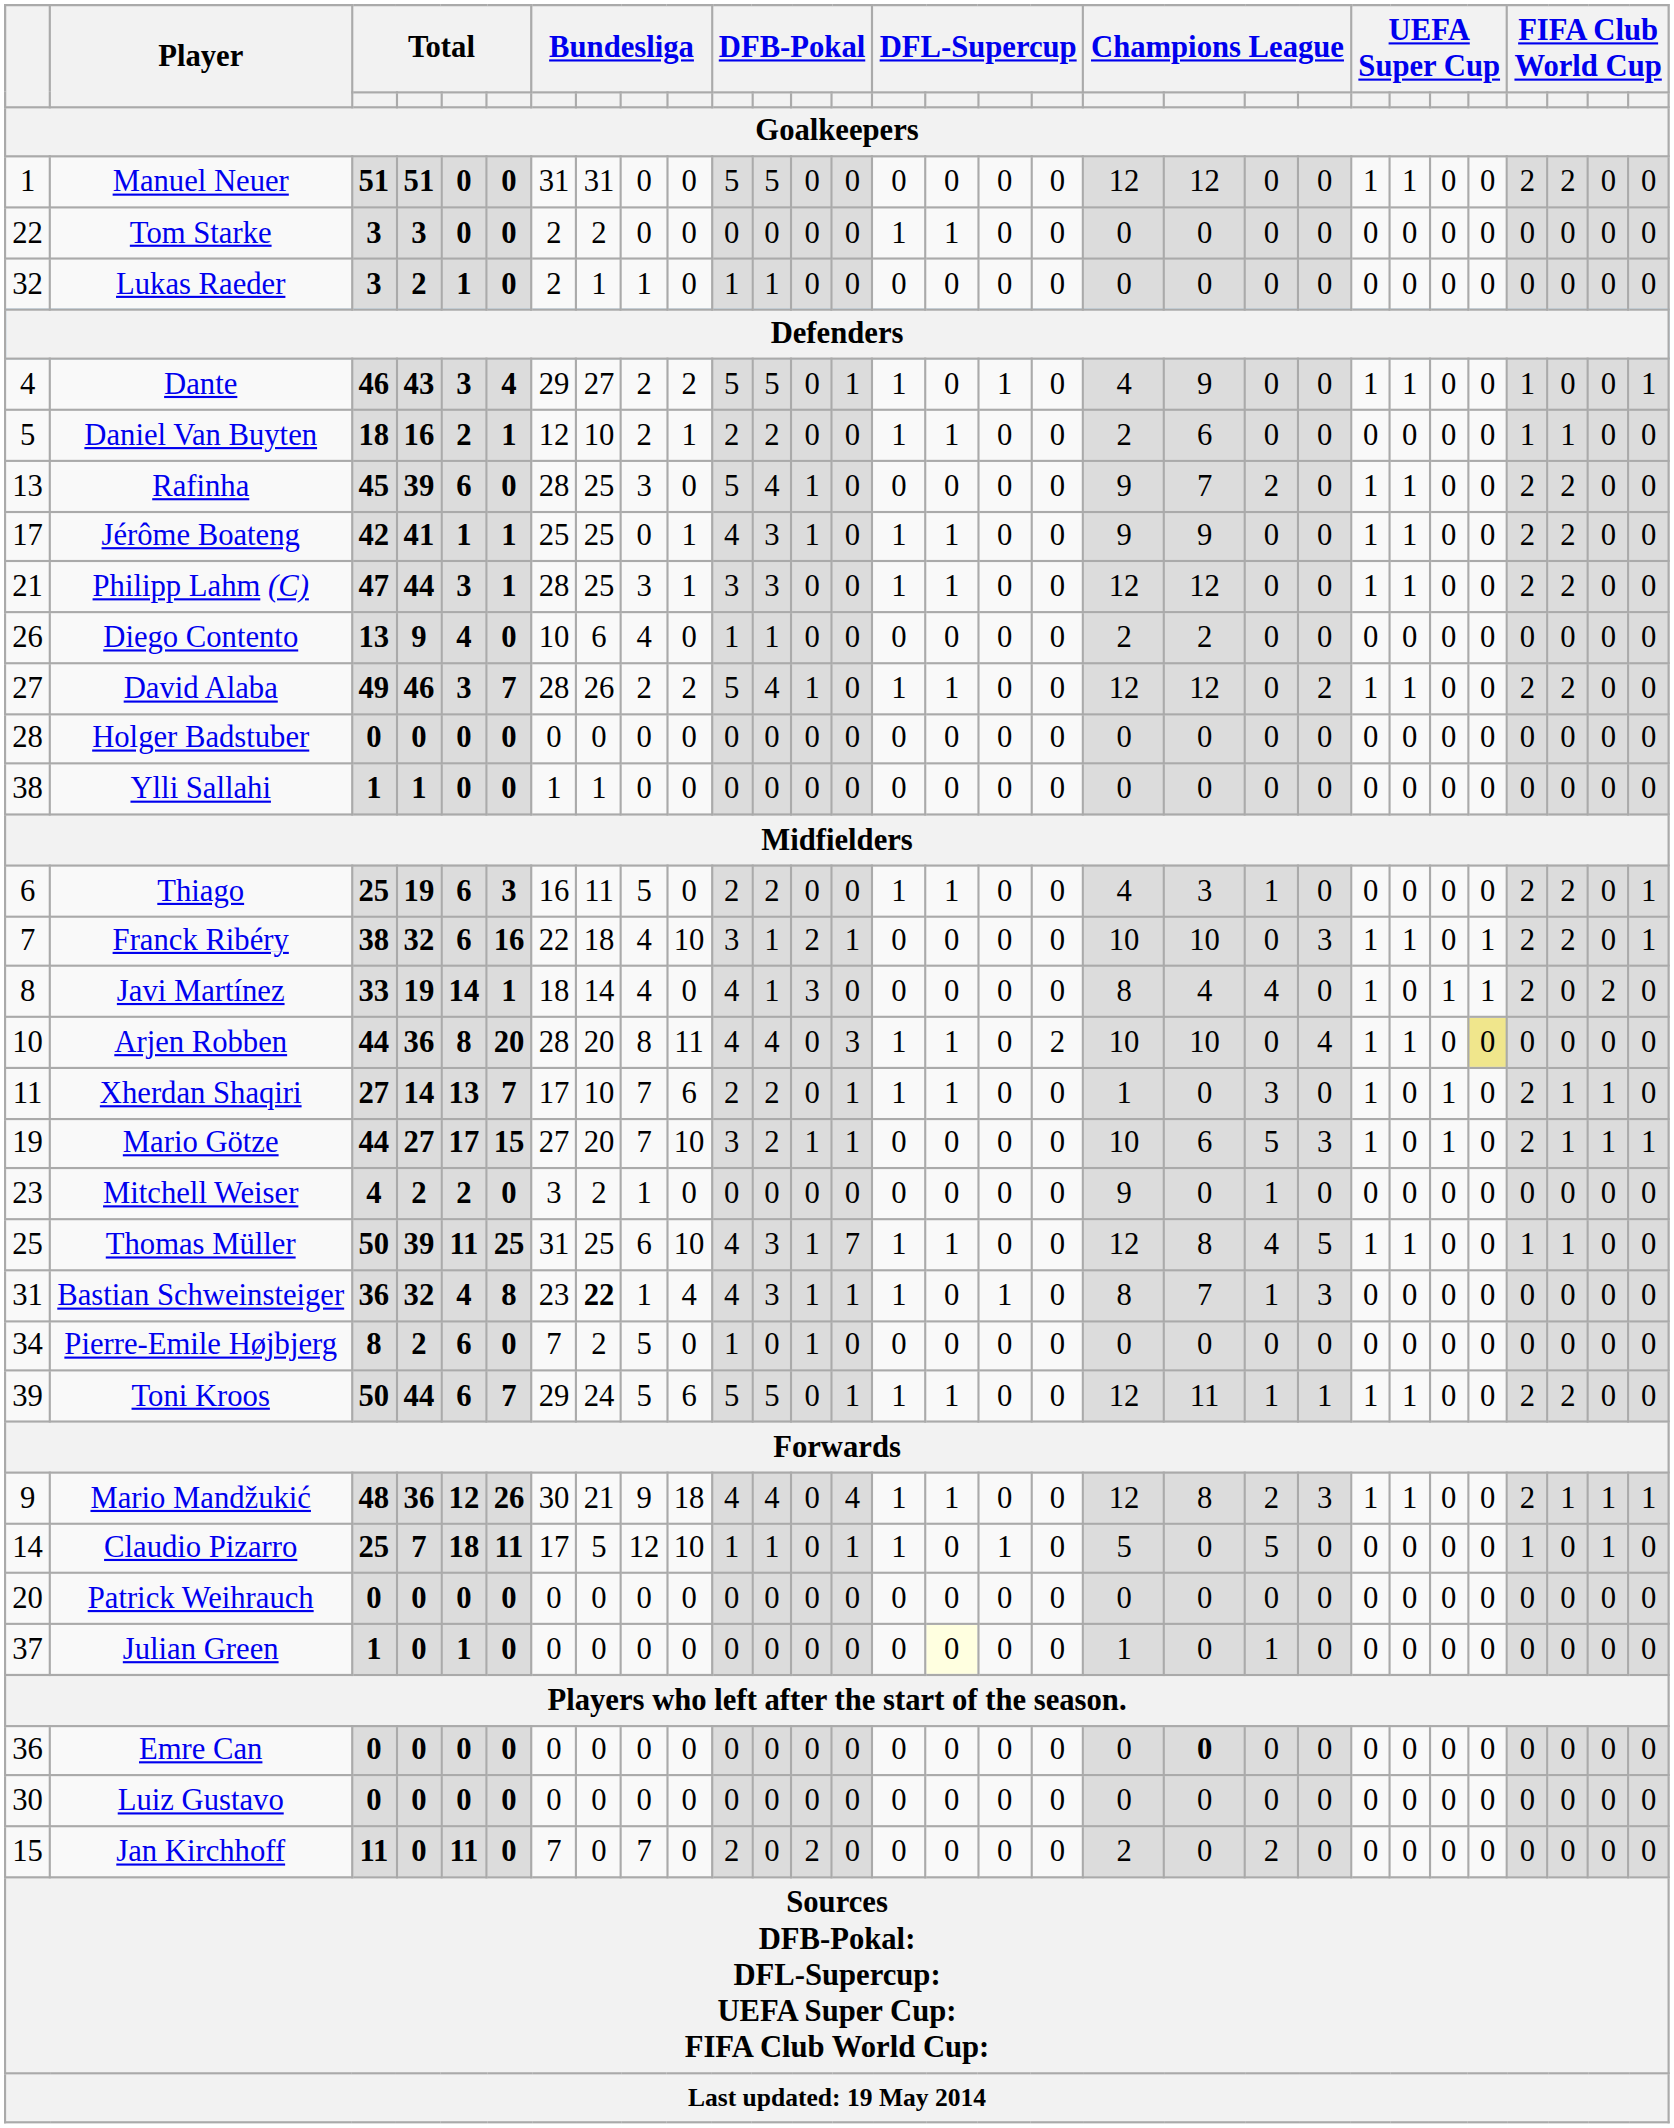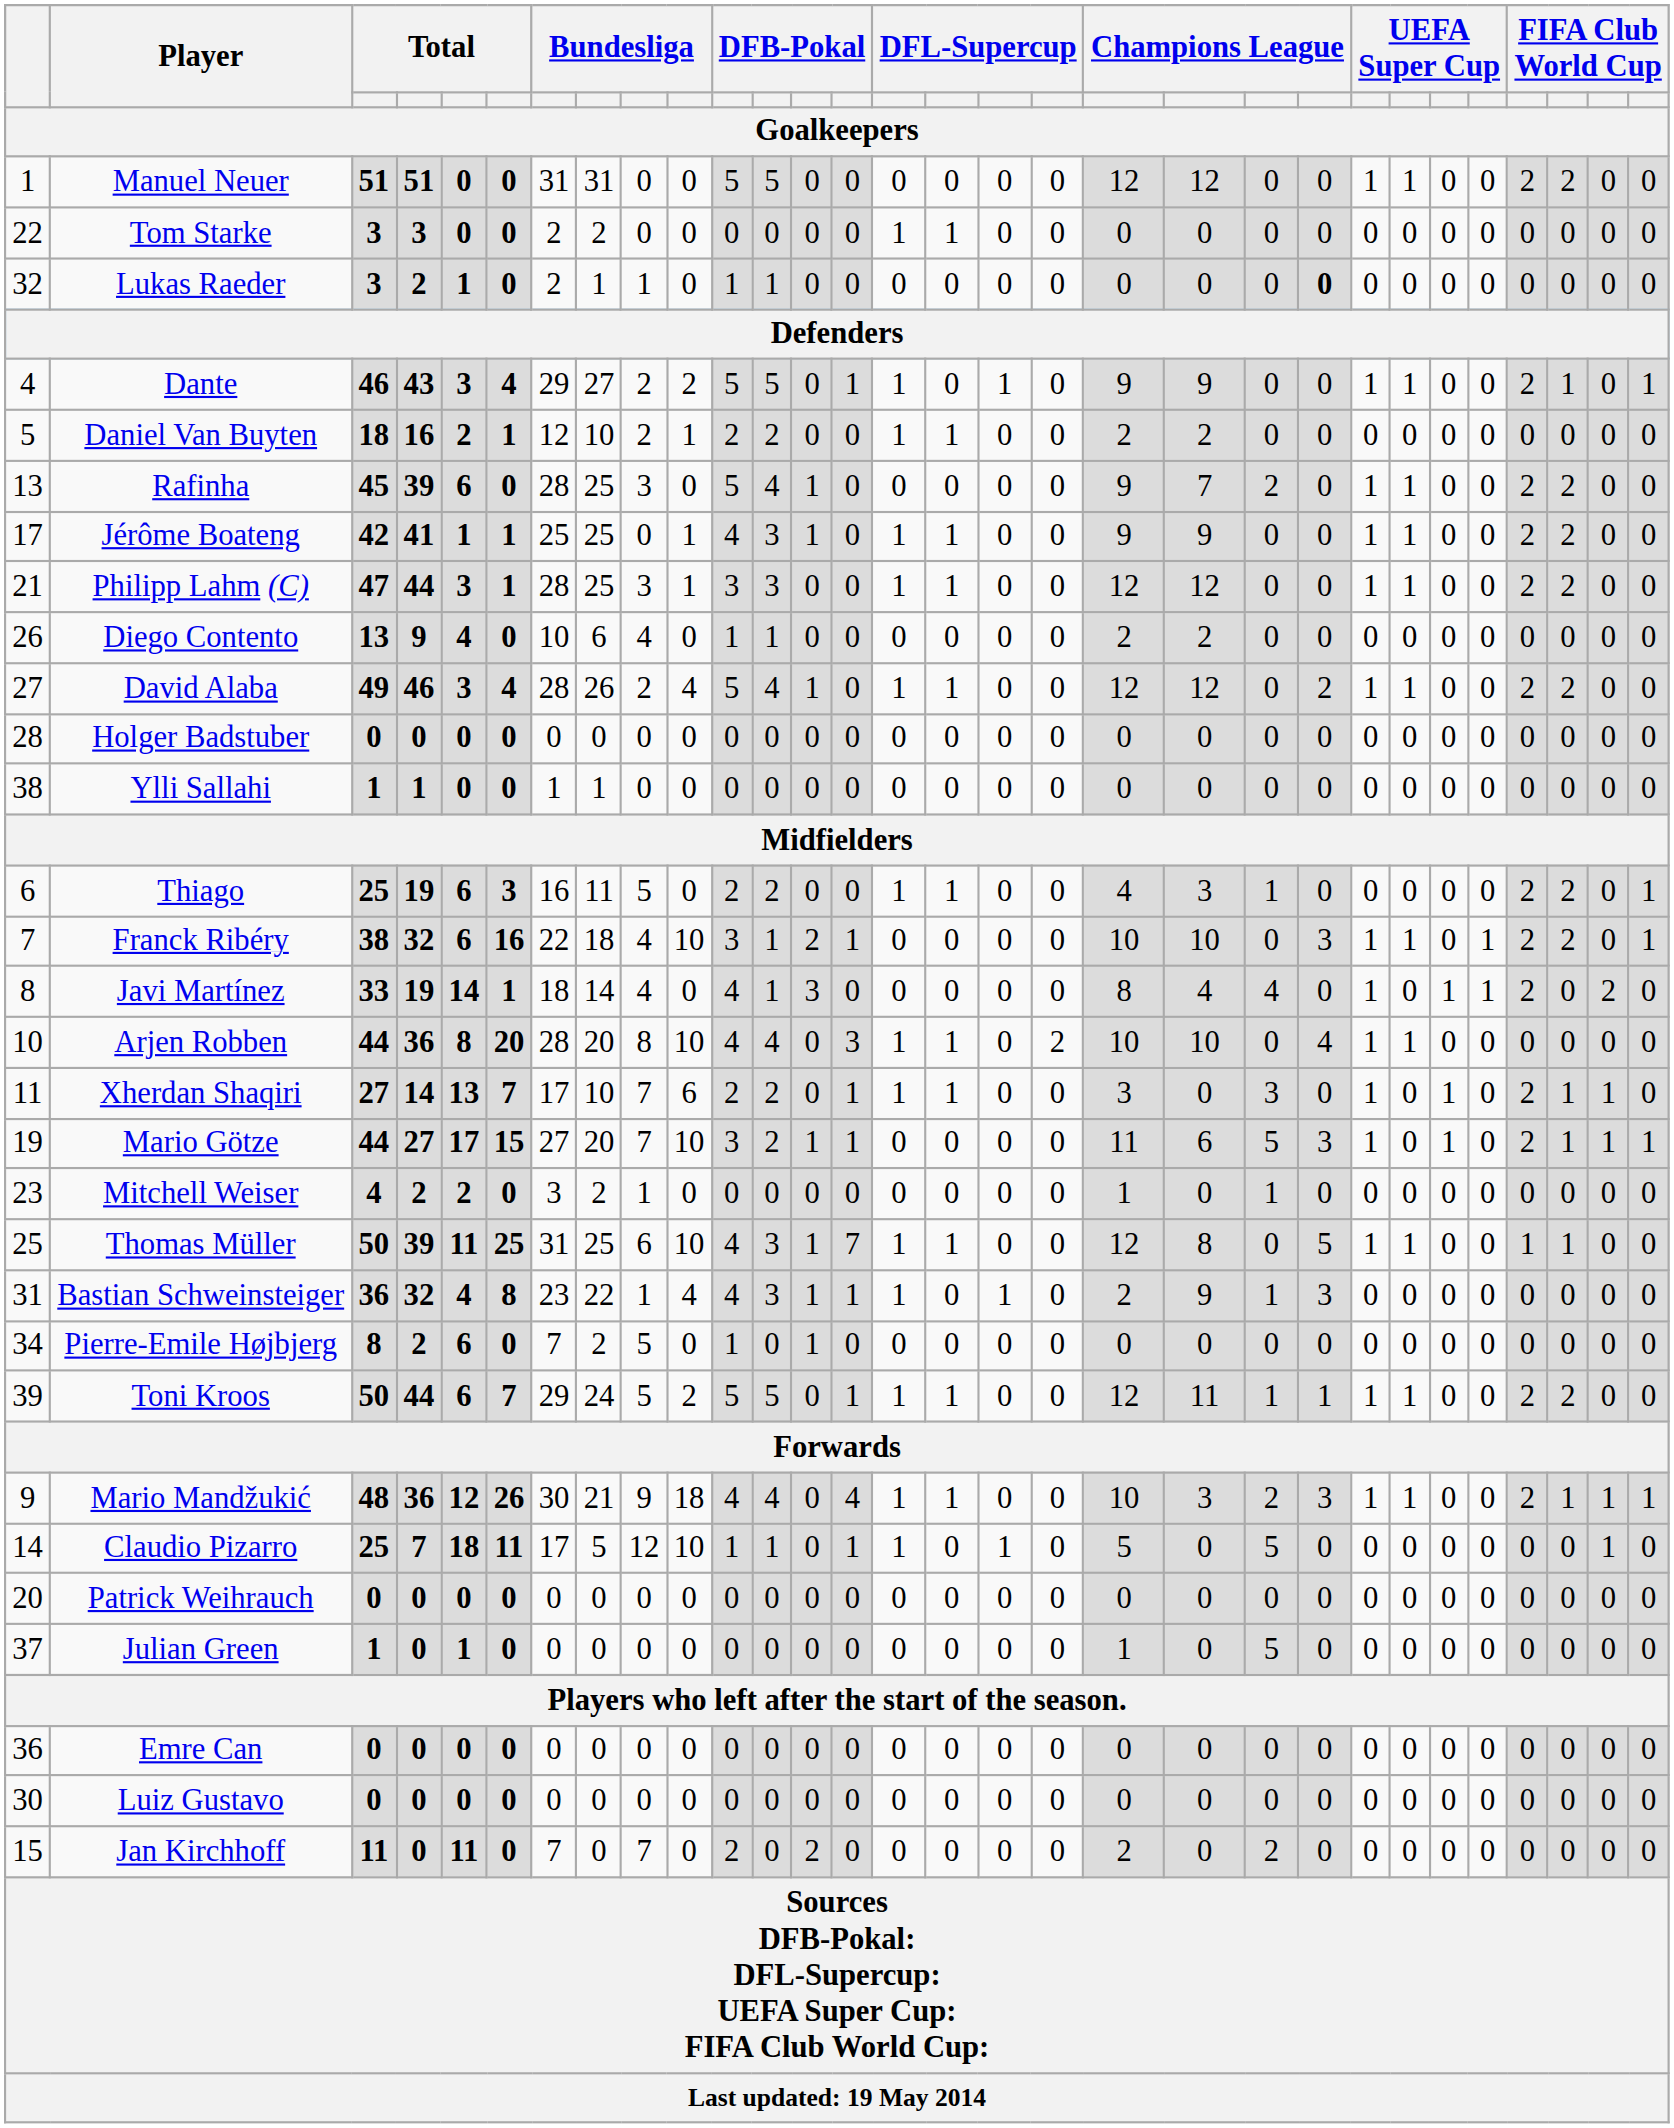(1325, 283) normal -> (1325, 283) bold
(1124, 384) 4 -> (1124, 384) 9
(1527, 384) 1 -> (1527, 384) 2
(1568, 384) 0 -> (1568, 384) 1
(1205, 434) 6 -> (1205, 434) 2
(1527, 434) 1 -> (1527, 434) 0
(1568, 434) 1 -> (1568, 434) 0
(509, 687) 7 -> (509, 687) 4
(689, 687) 2 -> (689, 687) 4
(689, 1041) 11 -> (689, 1041) 10
(1488, 1041) khaki background -> (1488, 1041) no background
(1124, 1092) 1 -> (1124, 1092) 3
(1124, 1143) 10 -> (1124, 1143) 11
(1124, 1193) 9 -> (1124, 1193) 1
(1271, 1244) 4 -> (1271, 1244) 0
(599, 1294) bold -> (599, 1294) normal
(1124, 1294) 8 -> (1124, 1294) 2
(1205, 1294) 7 -> (1205, 1294) 9
(689, 1396) 6 -> (689, 1396) 2
(1124, 1497) 12 -> (1124, 1497) 10
(1205, 1497) 8 -> (1205, 1497) 3
(1527, 1547) 1 -> (1527, 1547) 0
(952, 1648) lightyellow background -> (952, 1648) no background
(1271, 1648) 1 -> (1271, 1648) 5
(1205, 1750) bold -> (1205, 1750) normal
